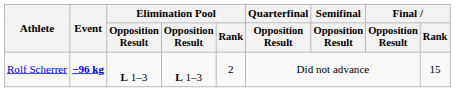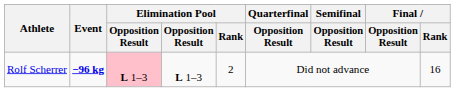(134, 77) no background -> (134, 77) pink background
(435, 69) 15 -> (435, 69) 16
